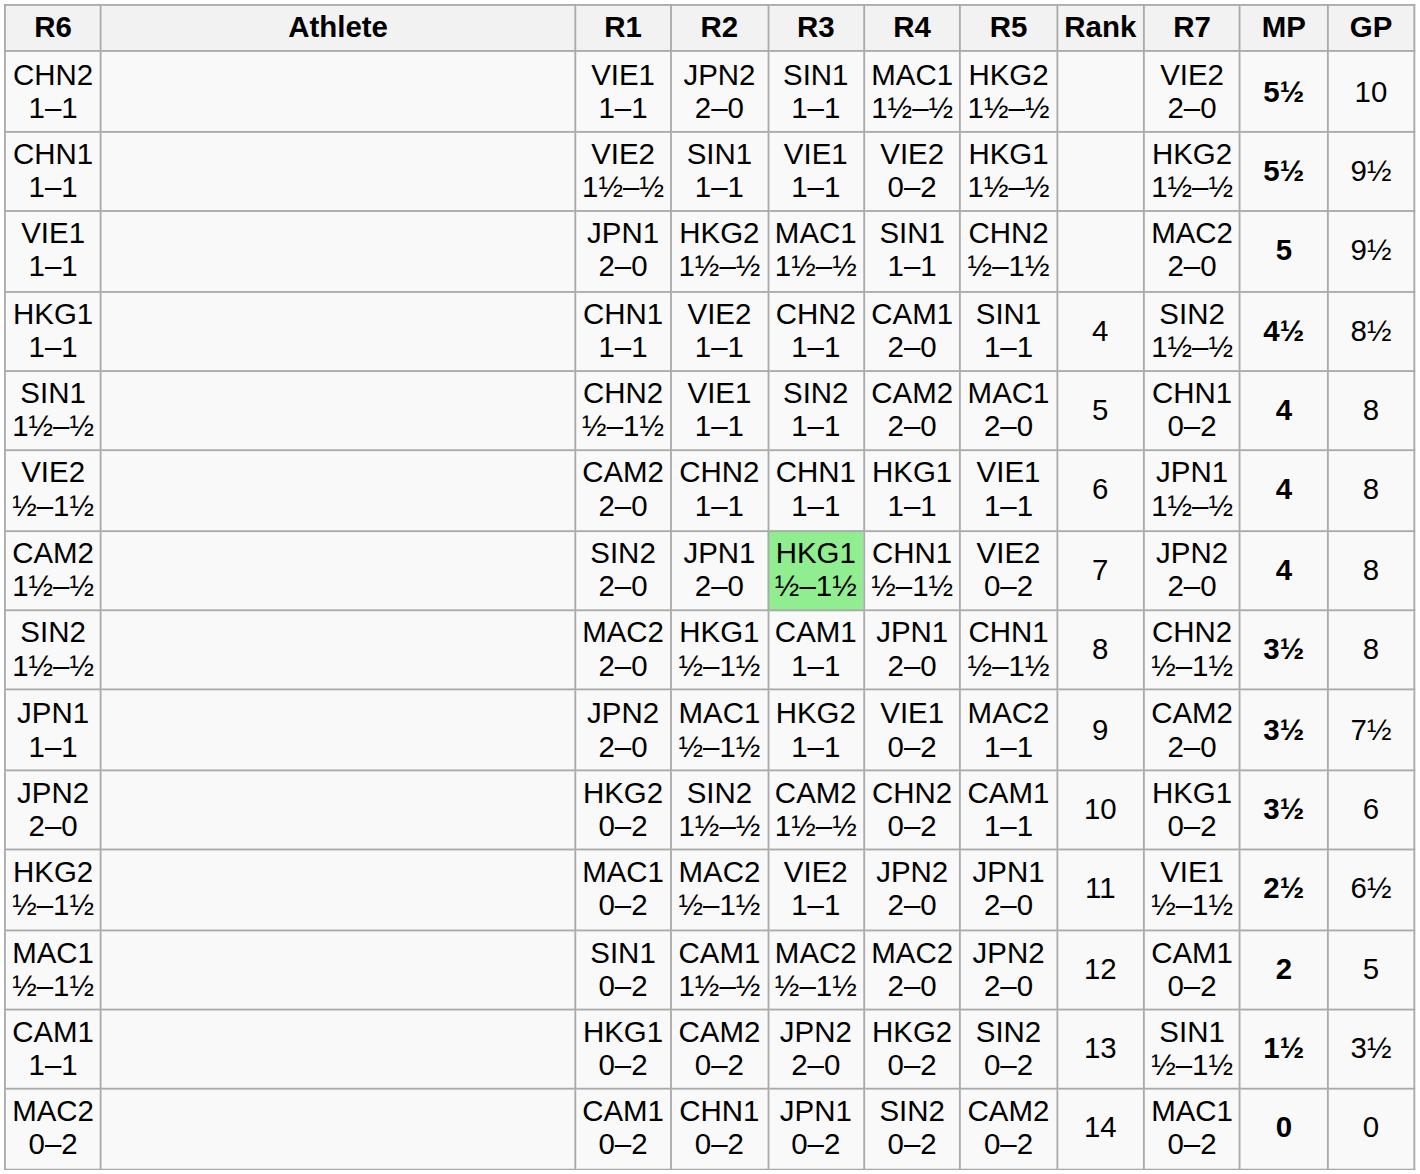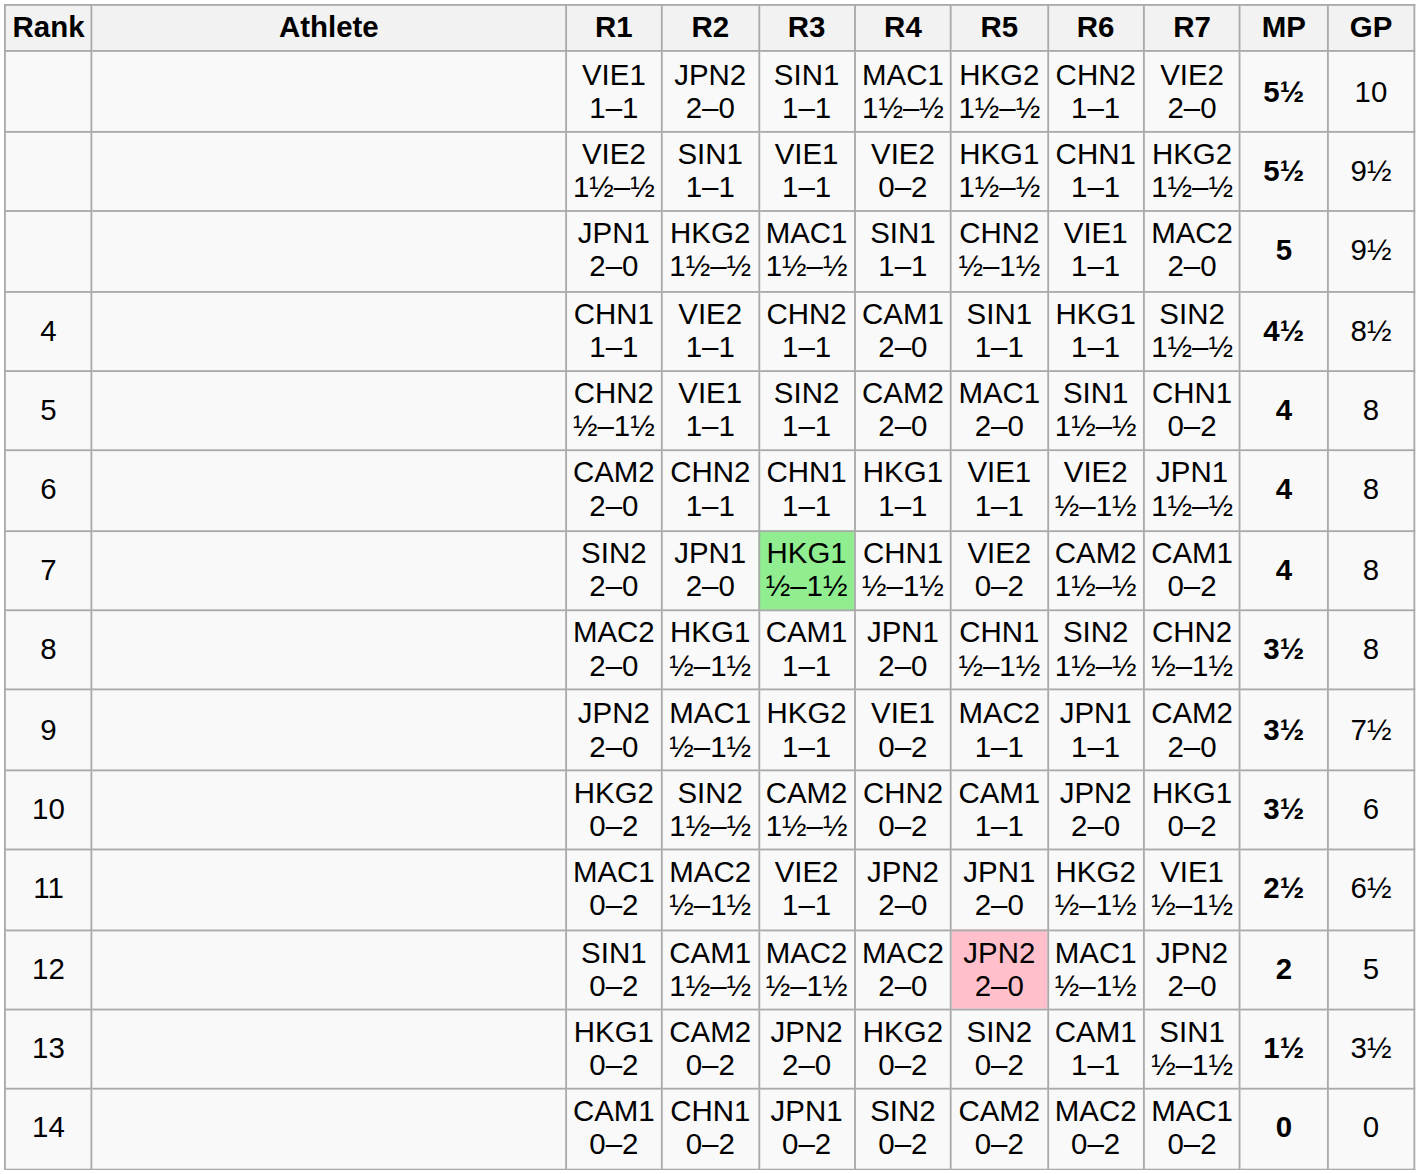columns swapped: (1100, 27) <-> (53, 27)
(1192, 569) JPN2 2–0 -> (1192, 569) CAM1 0–2
(1009, 969) no background -> (999, 969) pink background
(1192, 969) CAM1 0–2 -> (1192, 969) JPN2 2–0
